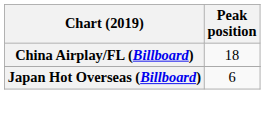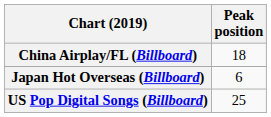+ row: (108, 100)
